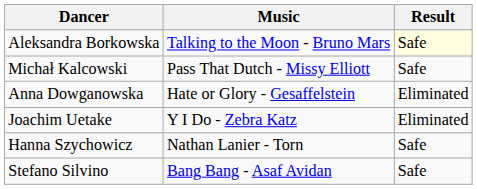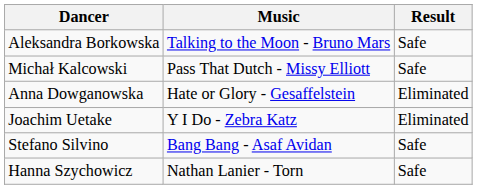(412, 42) lightyellow background -> (412, 42) no background
rows swapped: (70, 145) <-> (58, 171)
